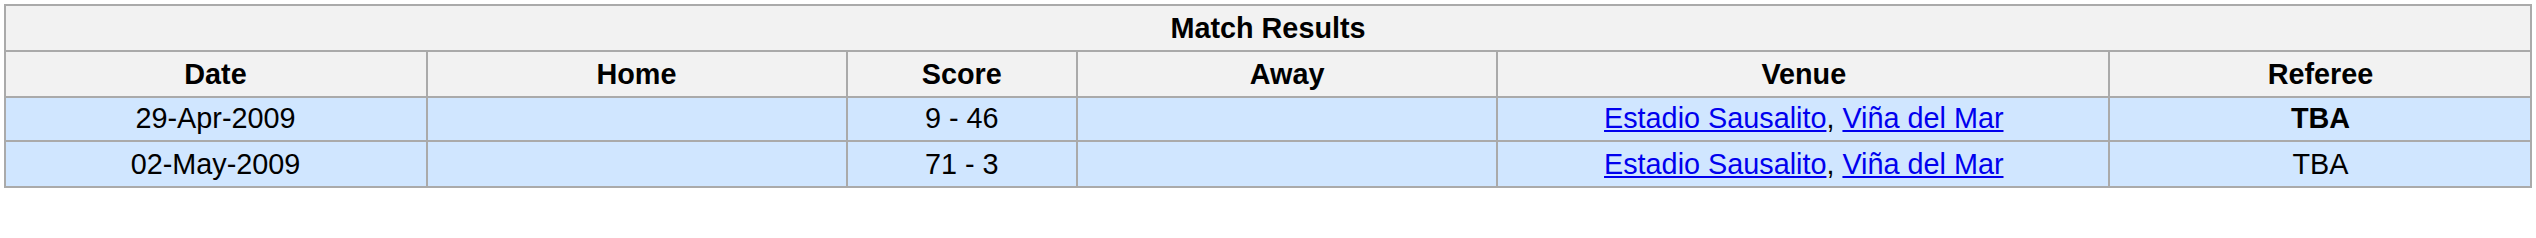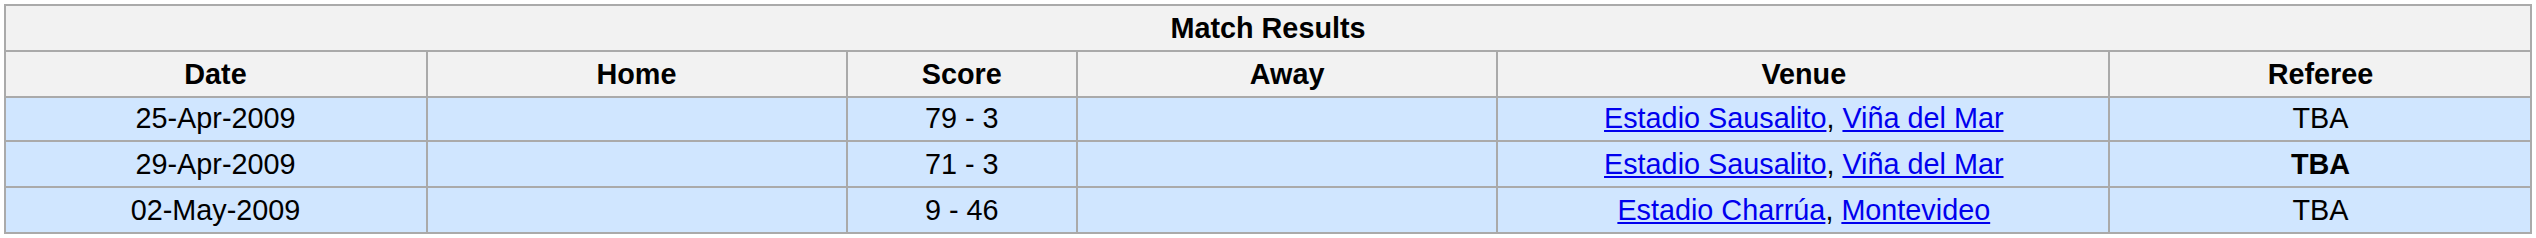+ row: (216, 119)
(962, 119) 9 - 46 -> (962, 165) 71 - 3
(962, 165) 71 - 3 -> (962, 210) 9 - 46
(1804, 165) Estadio Sausalito, Viña del Mar -> (1804, 210) Estadio Charrúa, Montevideo
